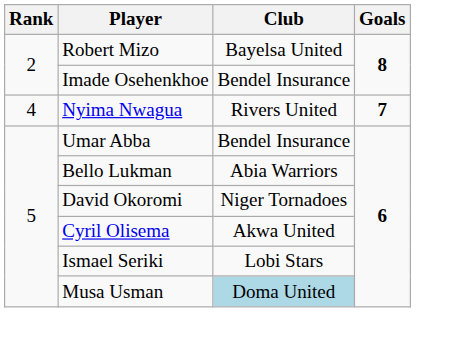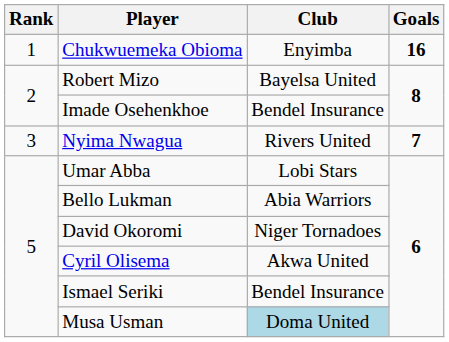+ row: (152, 49)
(31, 110) 4 -> (31, 140) 3
(284, 140) Bendel Insurance -> (318, 170) Lobi Stars
(284, 261) Lobi Stars -> (318, 291) Bendel Insurance
